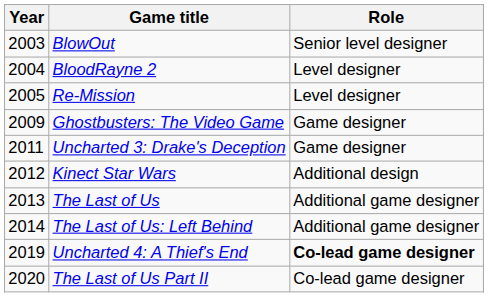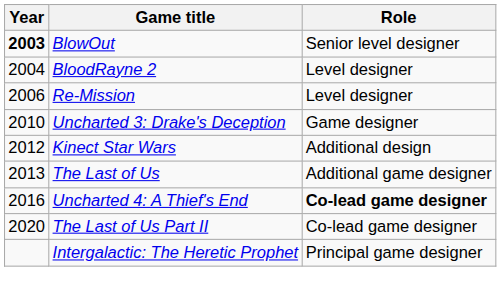(27, 43) normal -> (27, 43) bold
(27, 95) 2005 -> (27, 95) 2006
- row: (168, 122)
(26, 148) 2011 -> (27, 122) 2010
- row: (152, 226)
(27, 252) 2019 -> (27, 200) 2016
+ row: (175, 252)
